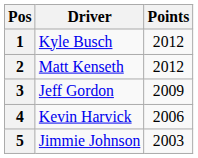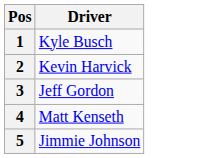- column: (168, 16)
(81, 66) Matt Kenseth -> (85, 66) Kevin Harvick
(85, 116) Kevin Harvick -> (81, 116) Matt Kenseth
